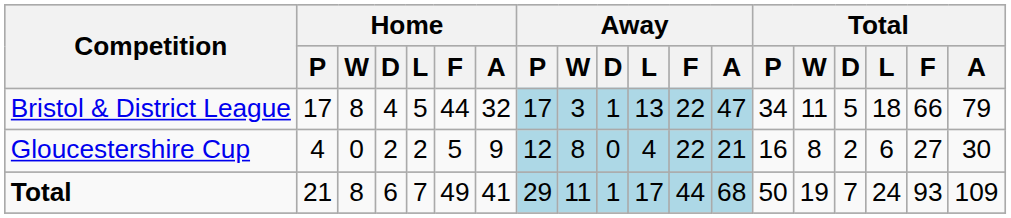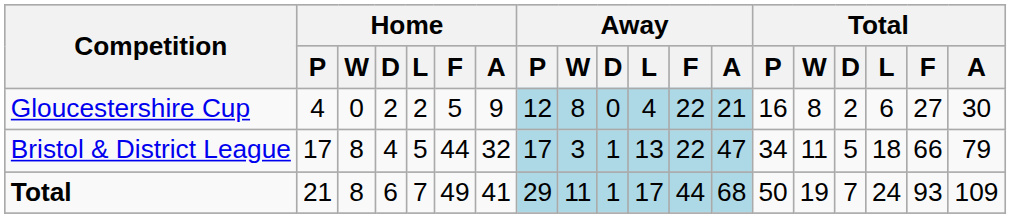rows swapped: (151, 108) <-> (130, 150)
